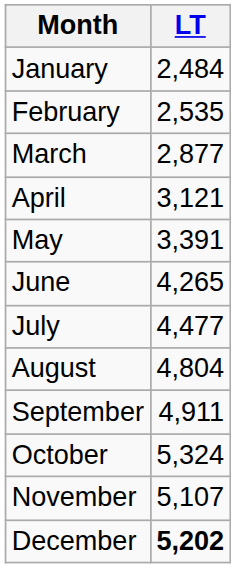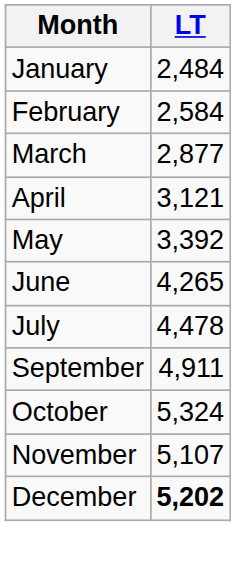(190, 111) 2,535 -> (190, 111) 2,584
(190, 240) 3,391 -> (190, 240) 3,392
(190, 326) 4,477 -> (190, 326) 4,478
- row: (54, 369)
